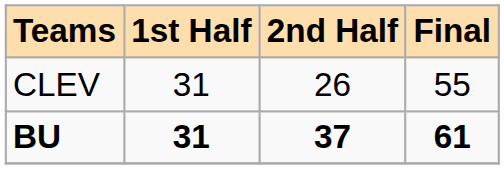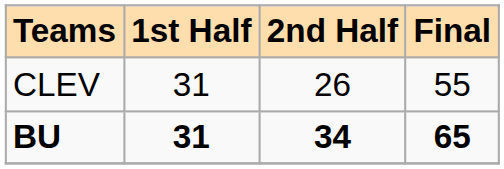(332, 136) 37 -> (332, 136) 34
(452, 136) 61 -> (452, 136) 65
